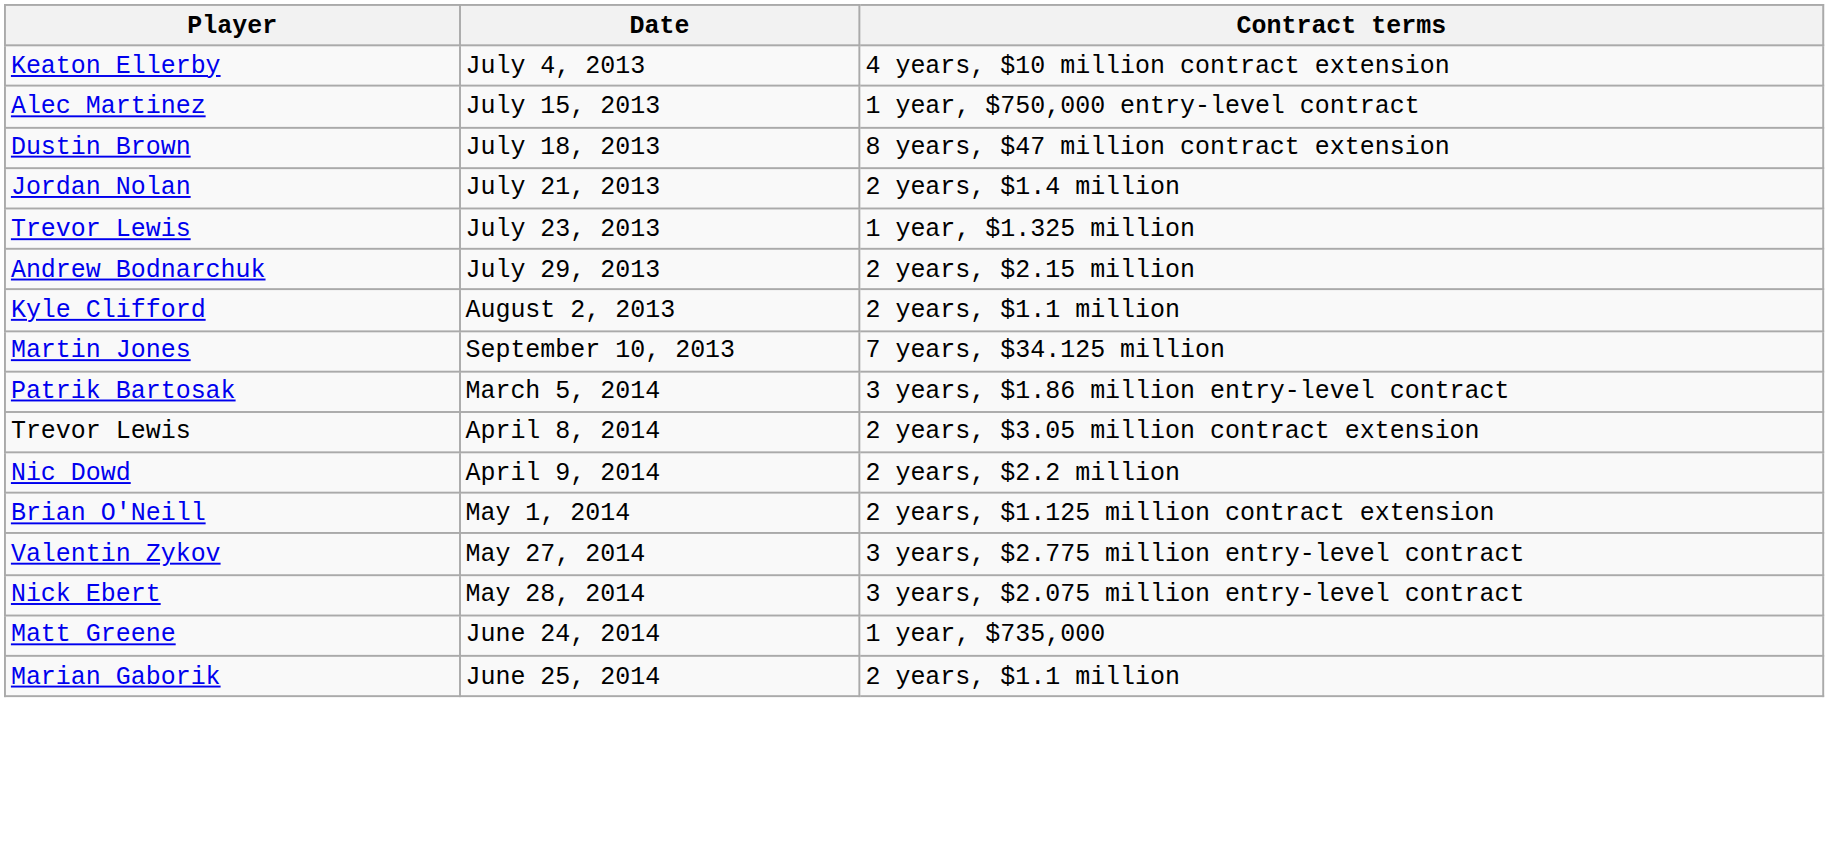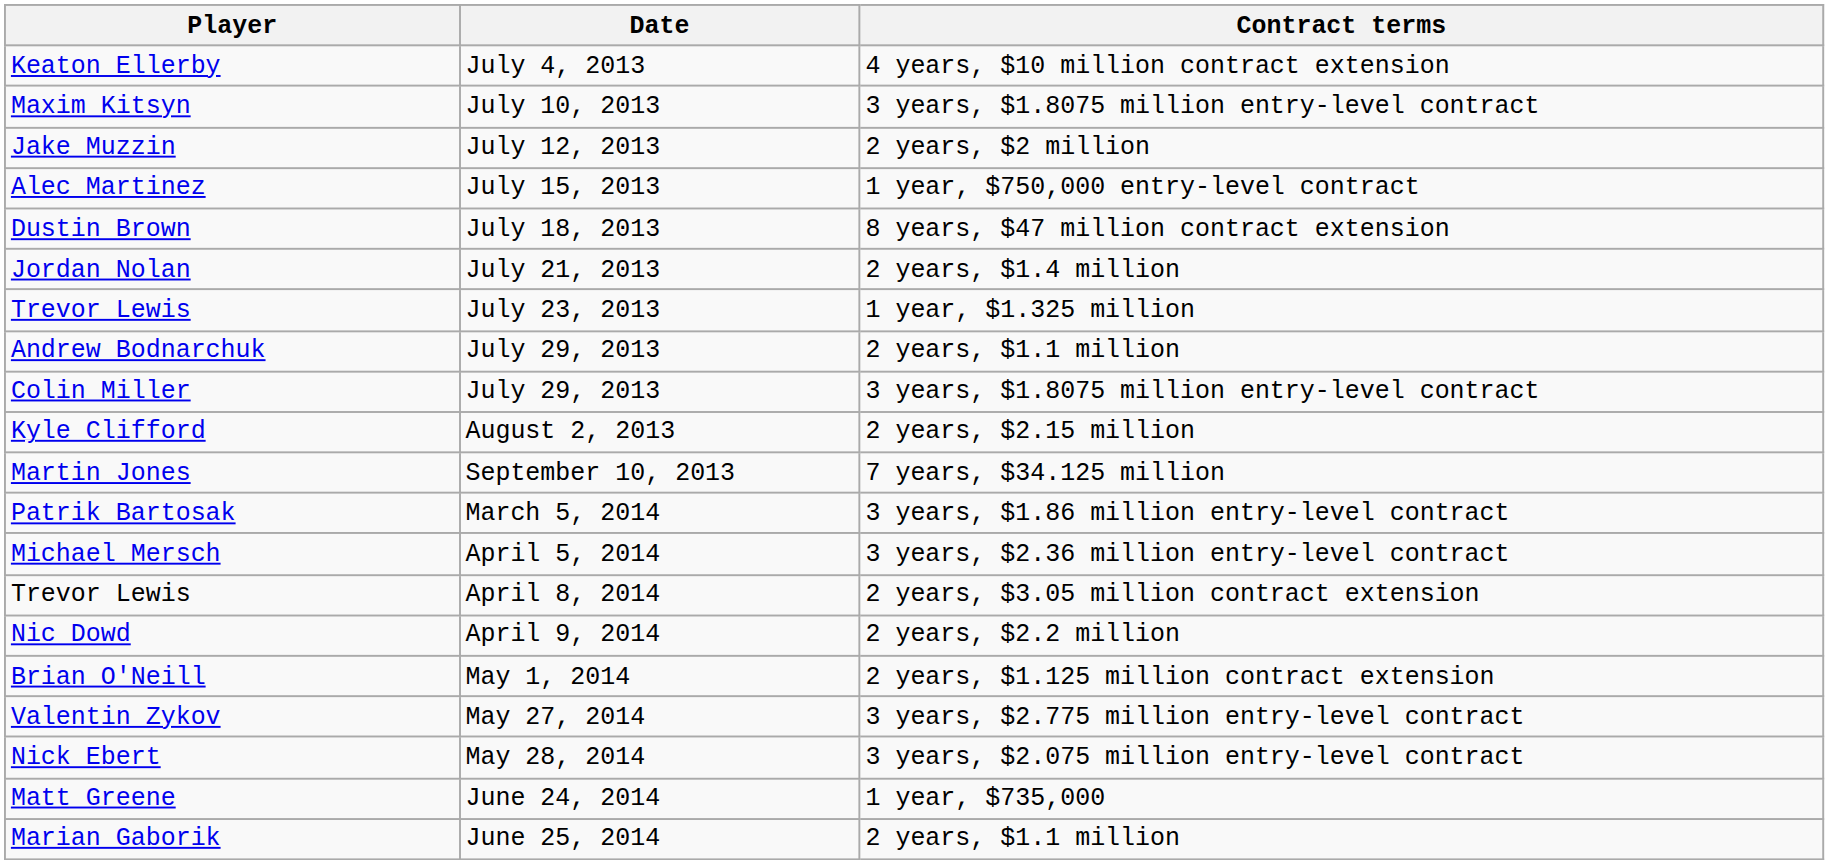+ row: (101, 107)
+ row: (93, 147)
(1030, 269) 2 years, $2.15 million -> (1023, 351) 2 years, $1.1 million
+ row: (101, 391)
(1023, 310) 2 years, $1.1 million -> (1030, 432) 2 years, $2.15 million
+ row: (116, 554)
